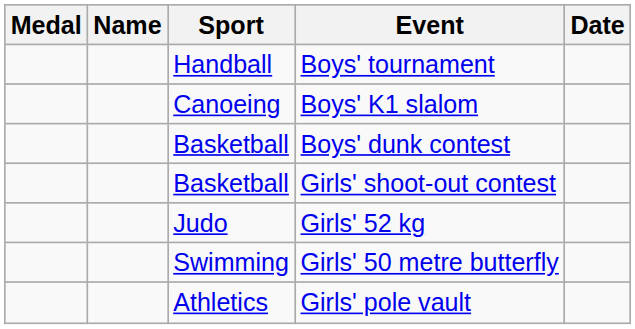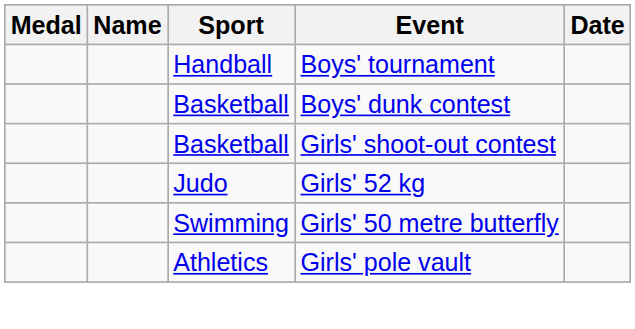- row: (389, 104)
